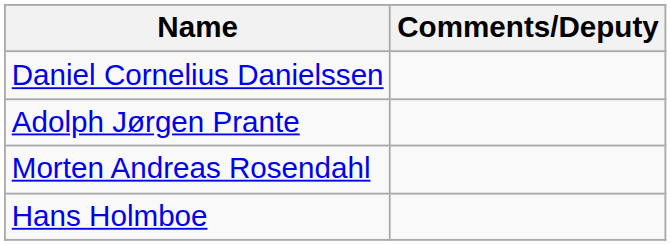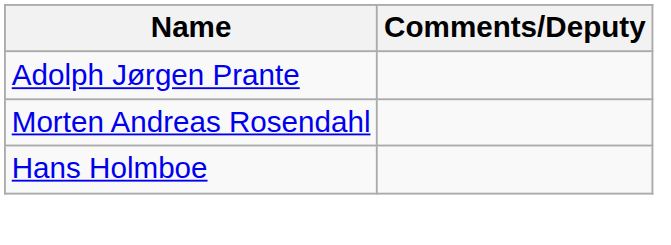- row: (198, 74)
